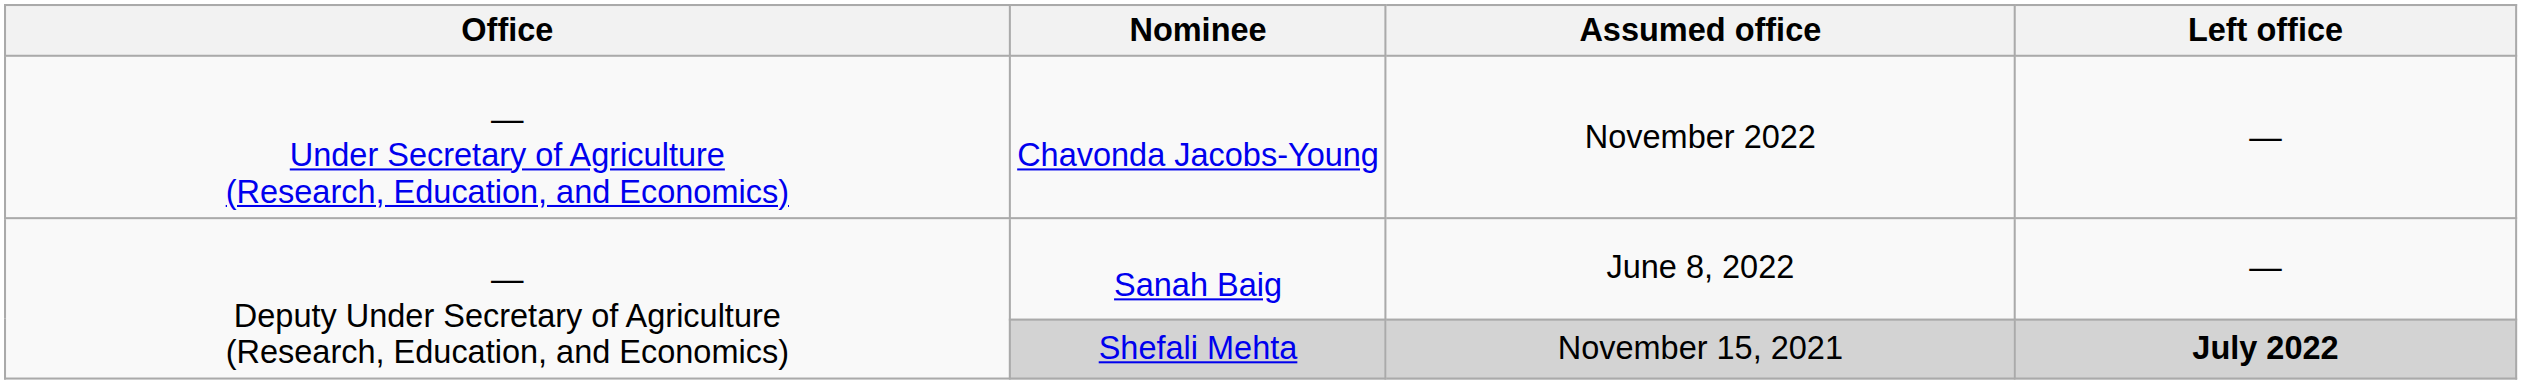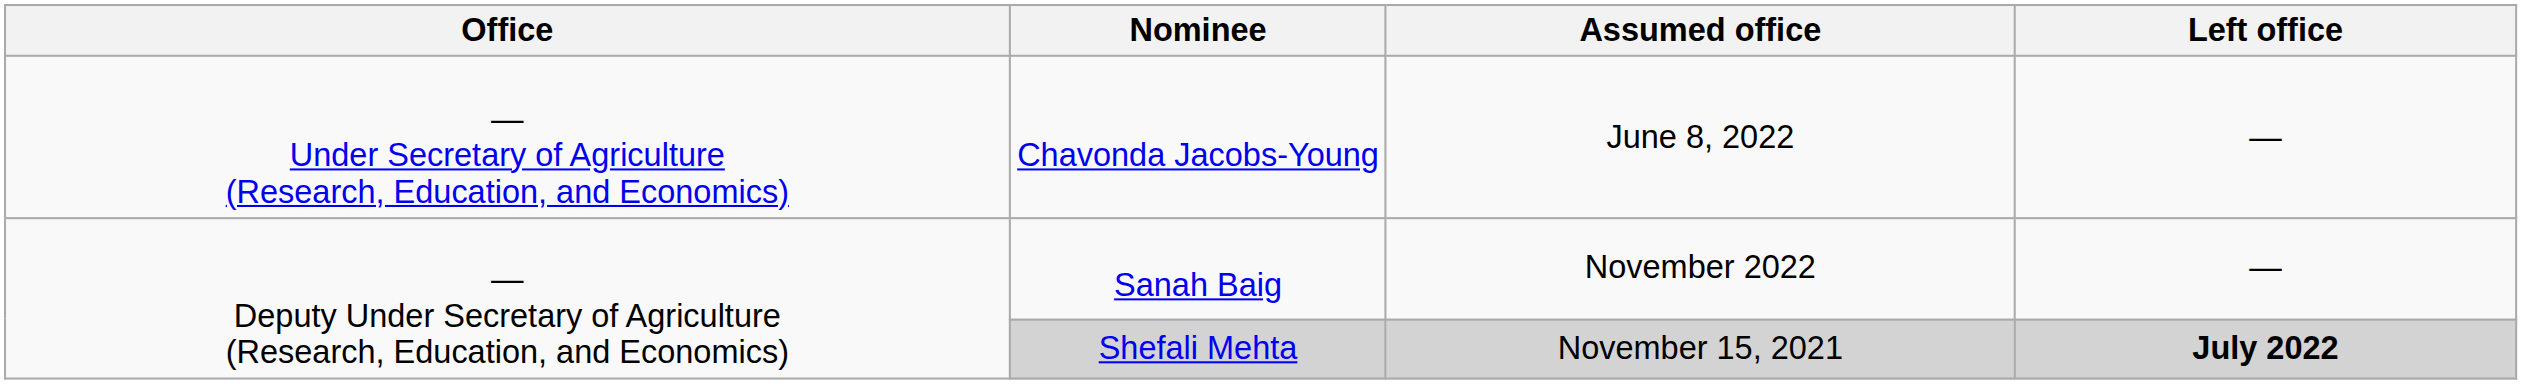(1700, 136) November 2022 -> (1700, 136) June 8, 2022
(1700, 267) June 8, 2022 -> (1700, 267) November 2022
